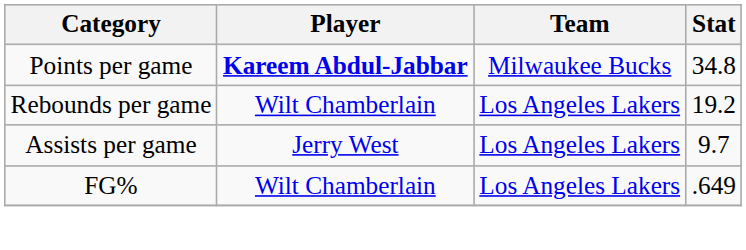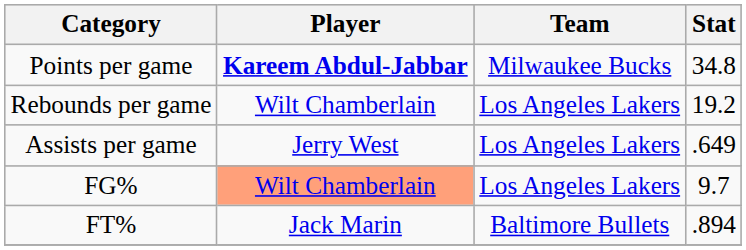(714, 144) 9.7 -> (714, 144) .649
(345, 184) no background -> (345, 184) lightsalmon background
(714, 184) .649 -> (714, 184) 9.7
+ row: (111, 225)
